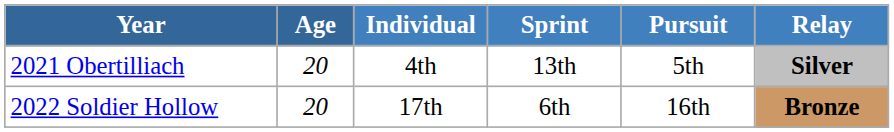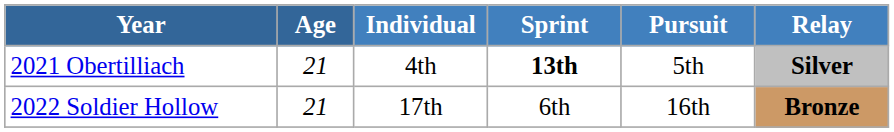(315, 65) 20 -> (315, 65) 21
(554, 65) normal -> (554, 65) bold
(315, 106) 20 -> (315, 106) 21
